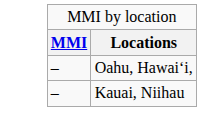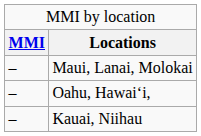+ row: (123, 67)
